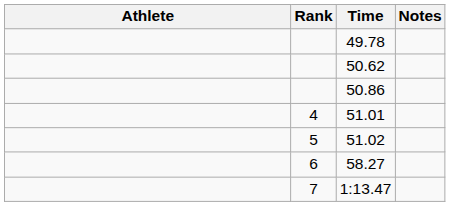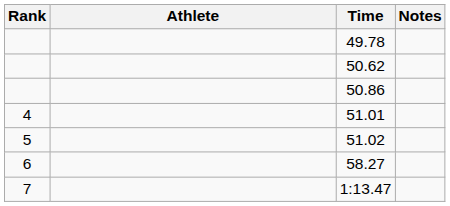columns swapped: (314, 16) <-> (148, 16)
